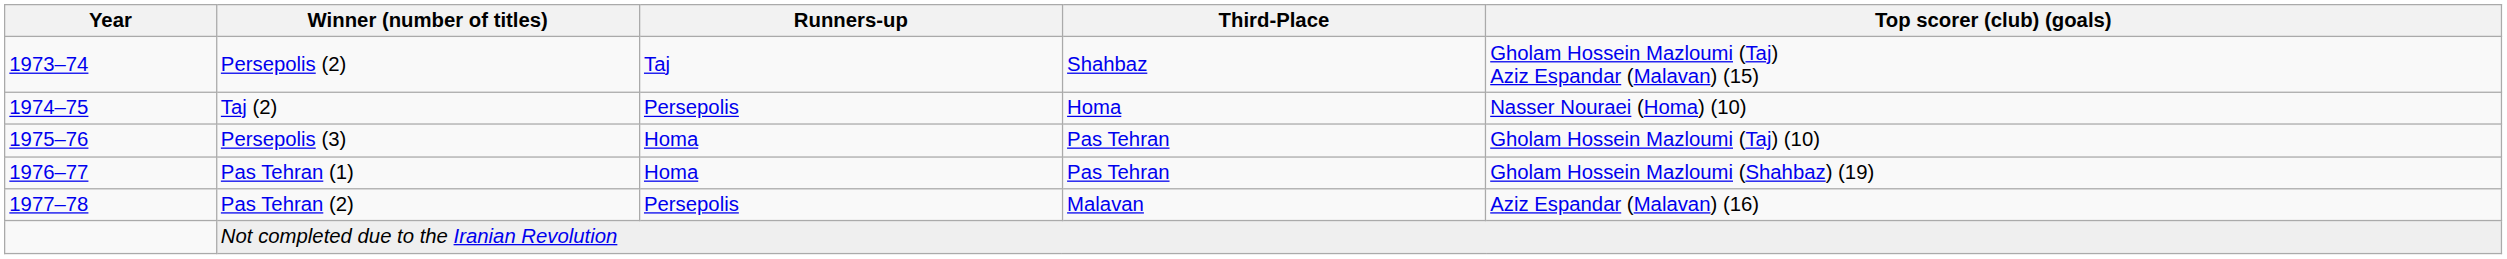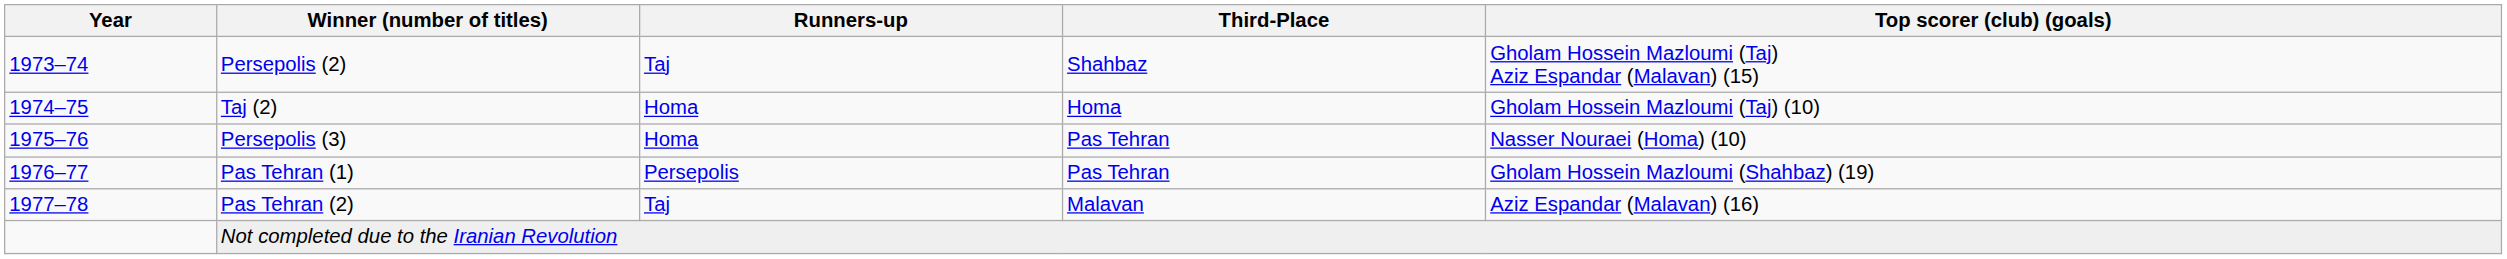(691, 107) Persepolis -> (671, 107) Homa
(1618, 107) Nasser Nouraei (Homa) (10) -> (1655, 107) Gholam Hossein Mazloumi (Taj) (10)
(1655, 140) Gholam Hossein Mazloumi (Taj) (10) -> (1618, 140) Nasser Nouraei (Homa) (10)
(671, 172) Homa -> (691, 172) Persepolis
(691, 204) Persepolis -> (657, 204) Taj
